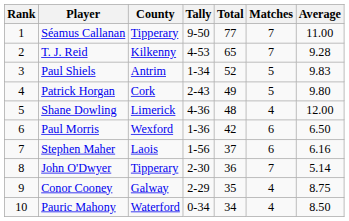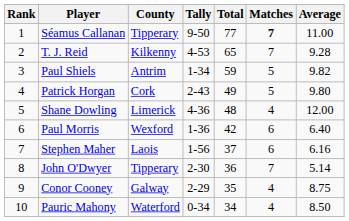(271, 33) normal -> (271, 33) bold
(230, 71) 52 -> (230, 71) 59
(320, 71) 9.83 -> (320, 71) 9.82
(320, 129) 6.50 -> (320, 129) 6.40
